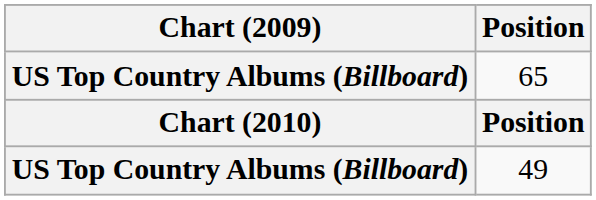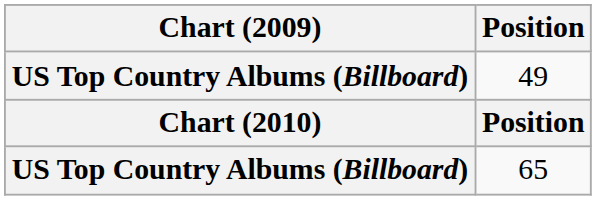rows swapped: (533, 75) <-> (533, 169)
